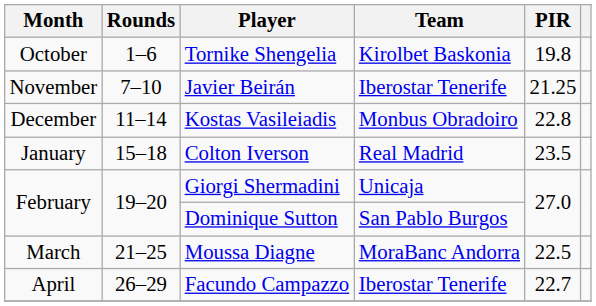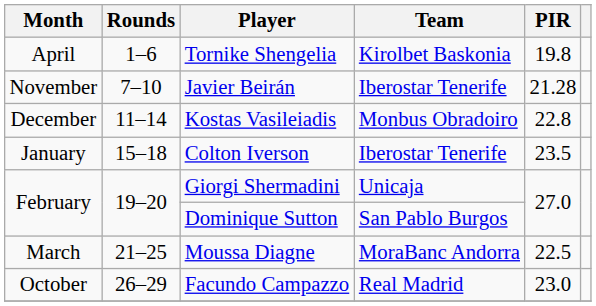(53, 53) October -> (53, 53) April
(553, 86) 21.25 -> (553, 86) 21.28
(411, 152) Real Madrid -> (433, 152) Iberostar Tenerife
(53, 284) April -> (53, 284) October
(433, 284) Iberostar Tenerife -> (411, 284) Real Madrid
(553, 284) 22.7 -> (553, 284) 23.0
